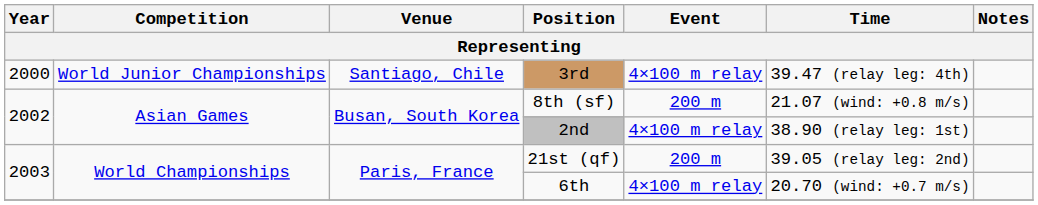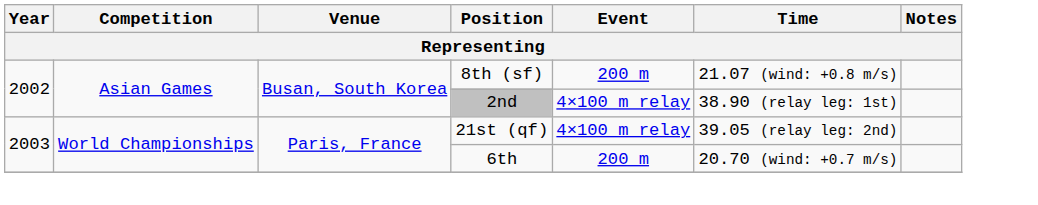- row: (574, 75)
(695, 158) 200 m -> (623, 131) 4×100 m relay
(695, 186) 4×100 m relay -> (623, 158) 200 m
